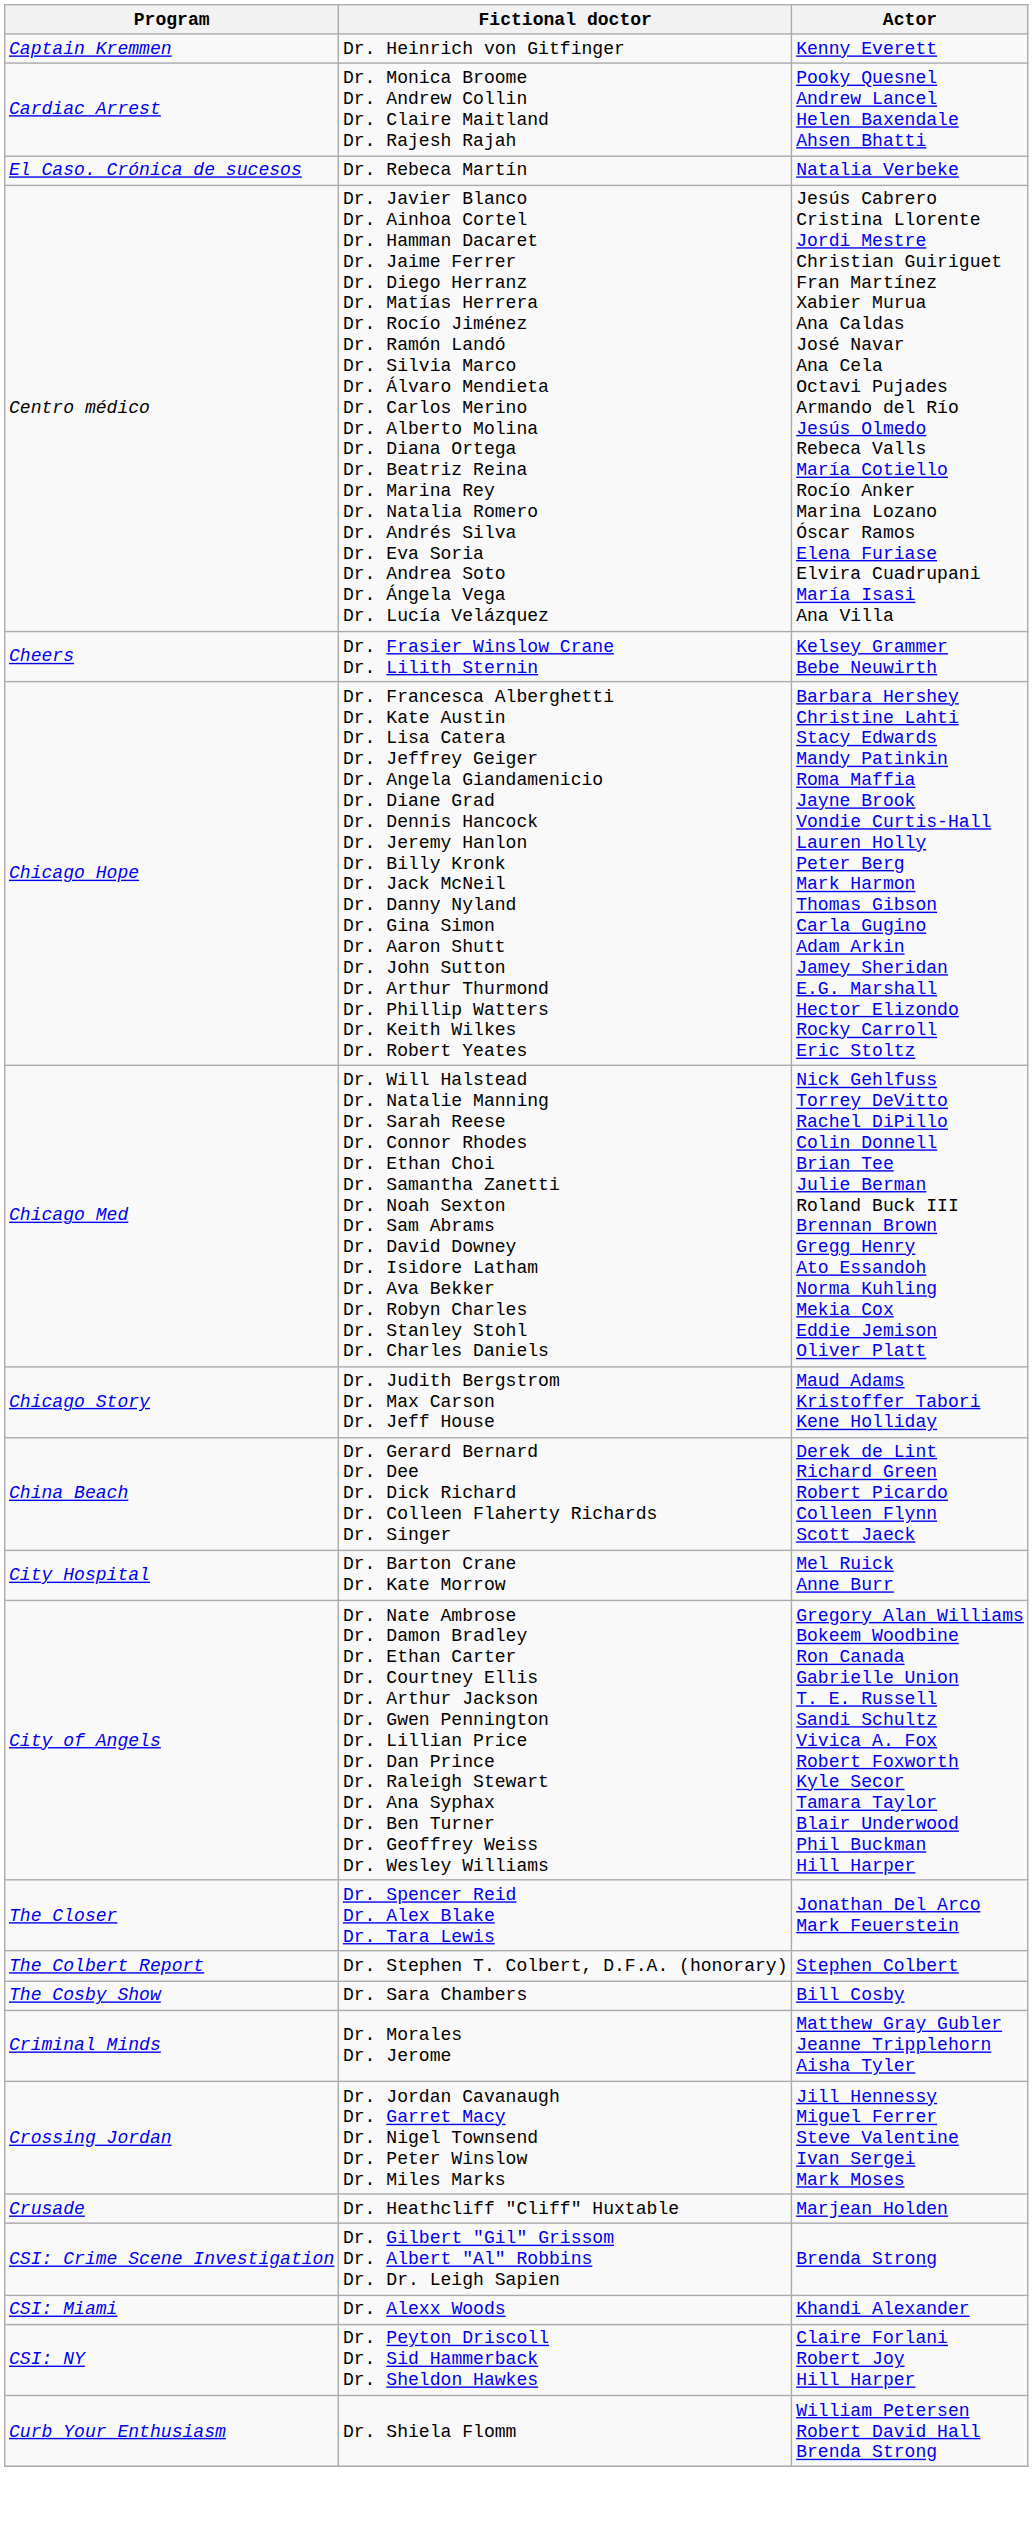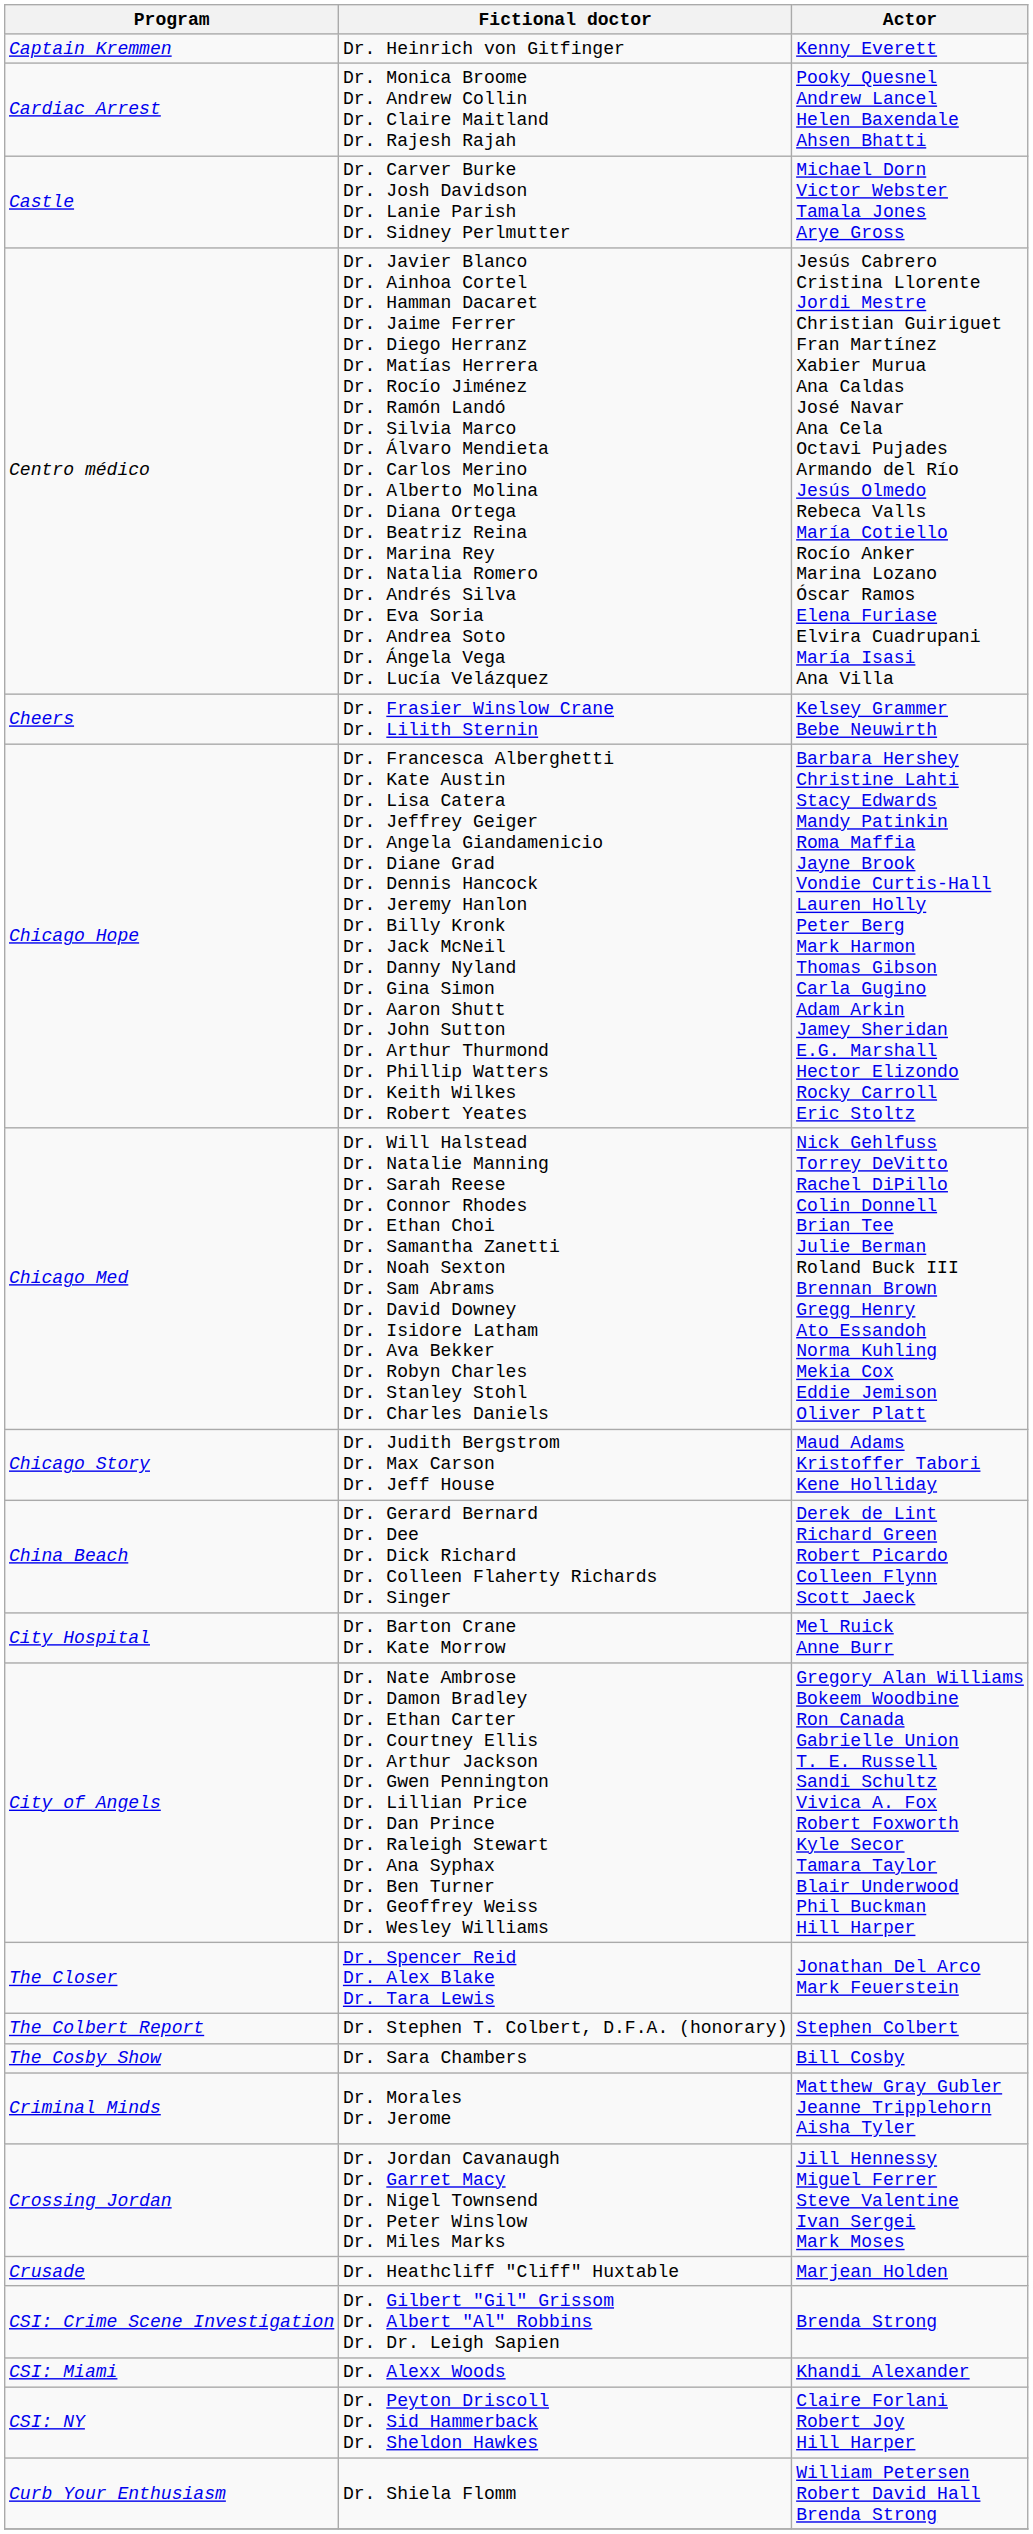- row: (155, 170)
+ row: (42, 202)
